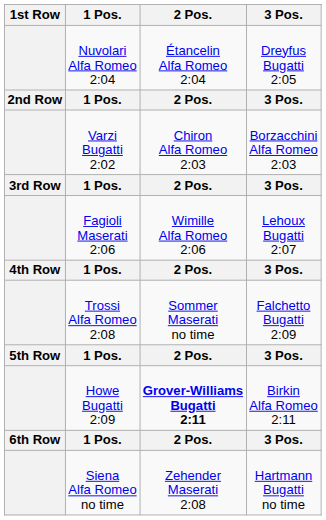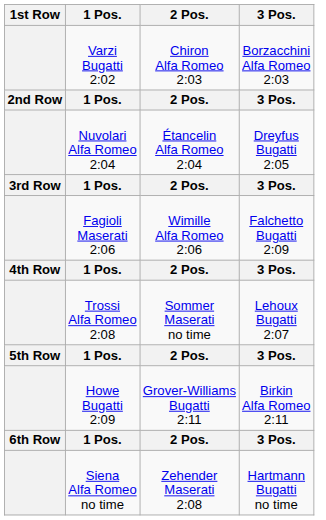rows swapped: (102, 150) <-> (102, 65)
(283, 235) Lehoux Bugatti 2:07 -> (276, 235) Falchetto Bugatti 2:09
(283, 320) Falchetto Bugatti 2:09 -> (276, 320) Lehoux Bugatti 2:07
(193, 405) bold -> (189, 405) normal
